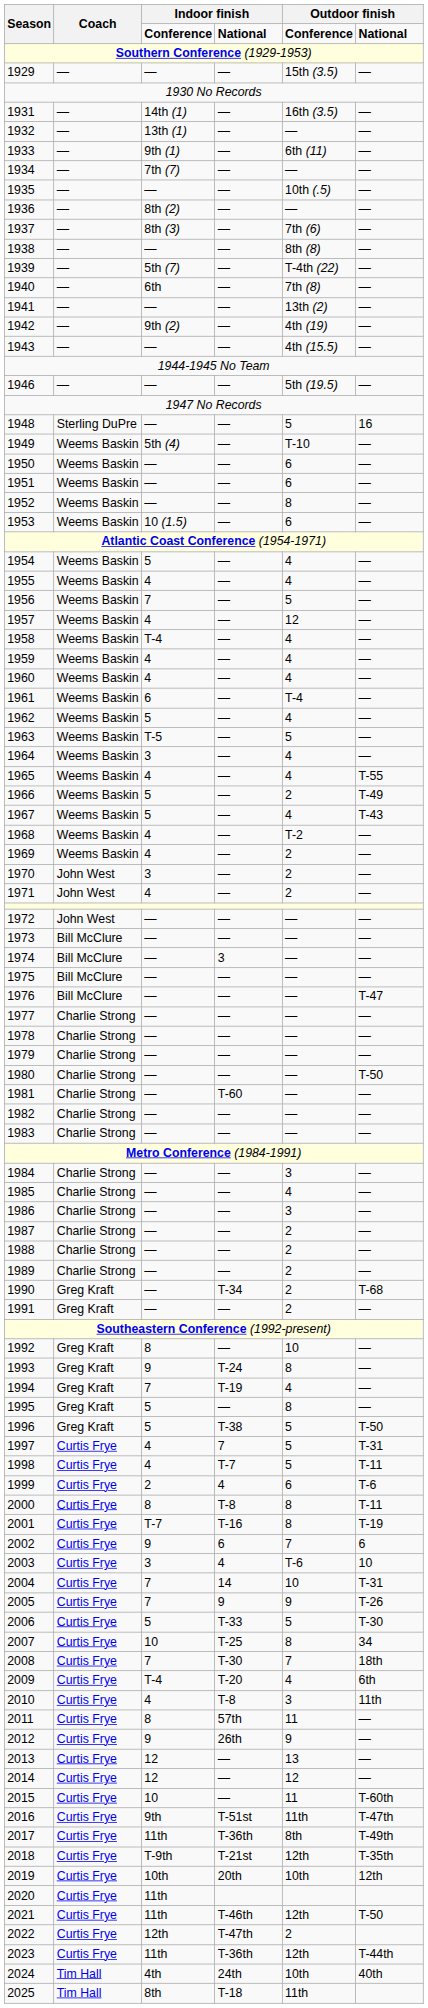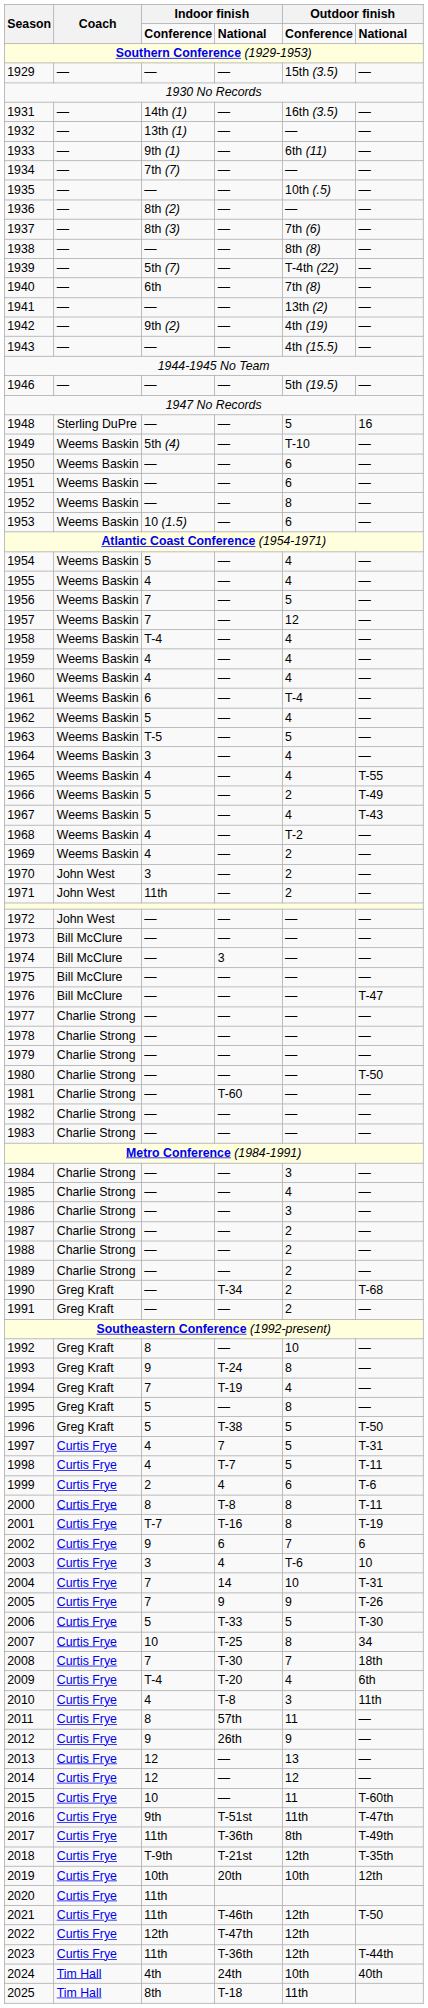(148, 619) 4 -> (148, 619) 7
(148, 893) 4 -> (156, 893) 11th
(289, 1934) 2 -> (297, 1934) 12th
